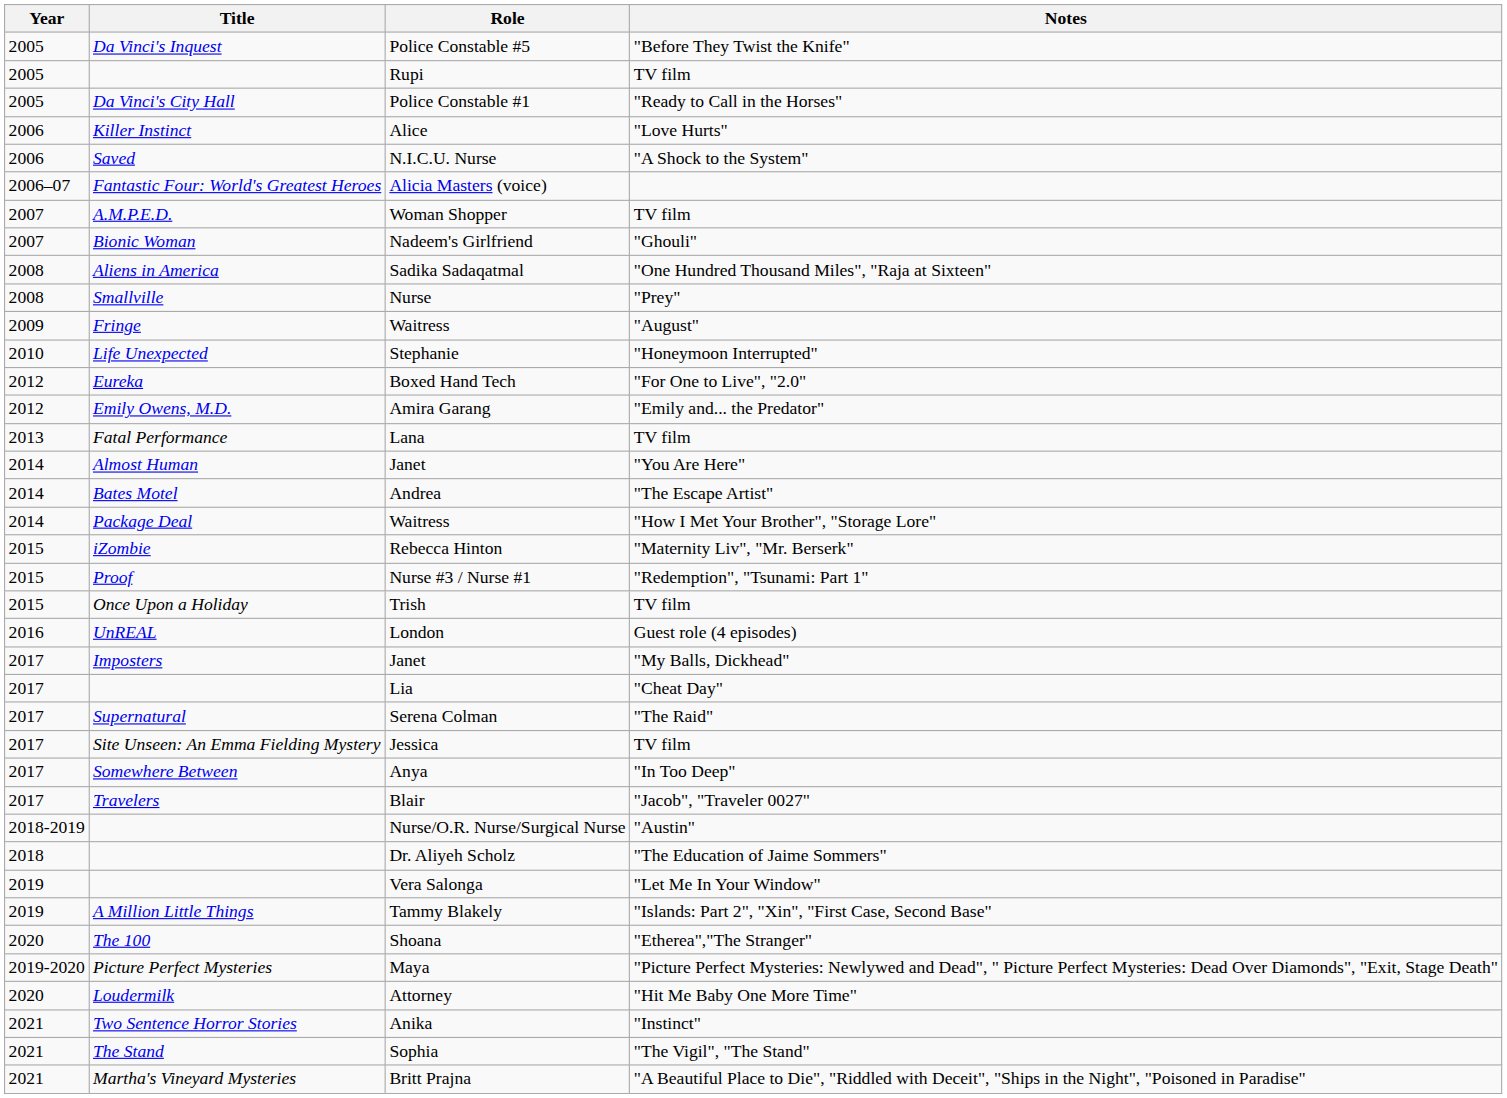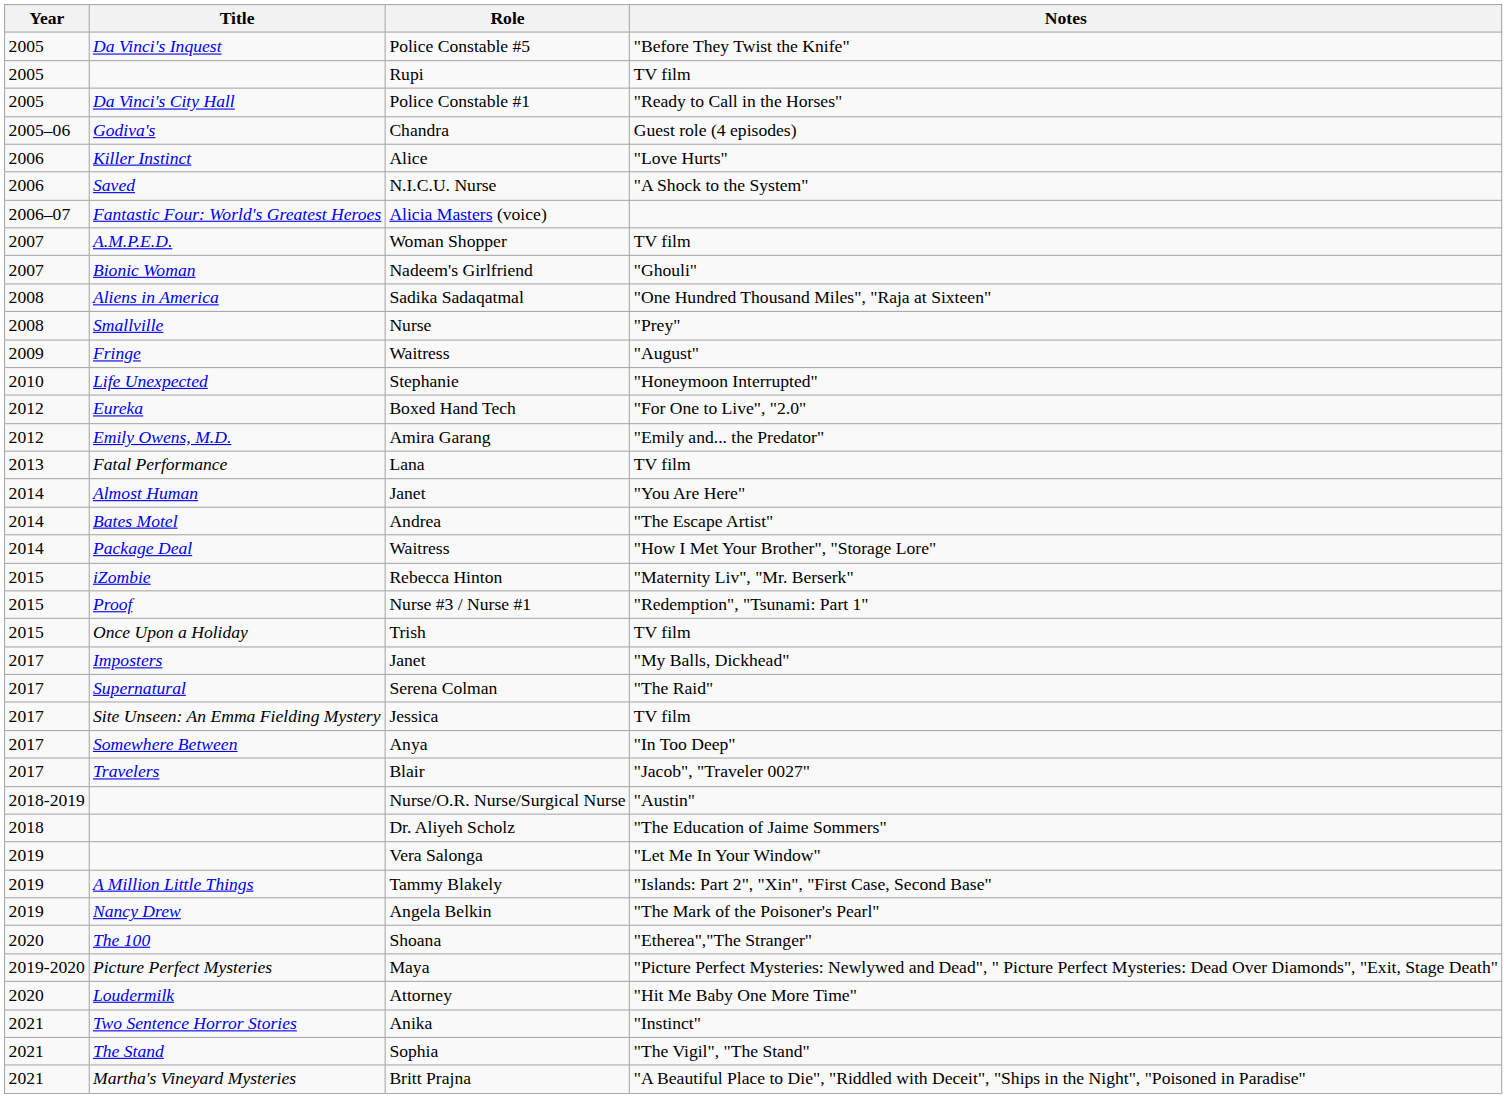+ row: (124, 130)
- row: (125, 632)
- row: (237, 688)
+ row: (137, 911)
